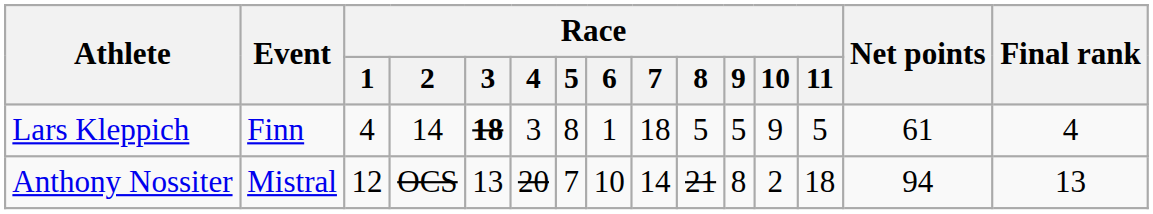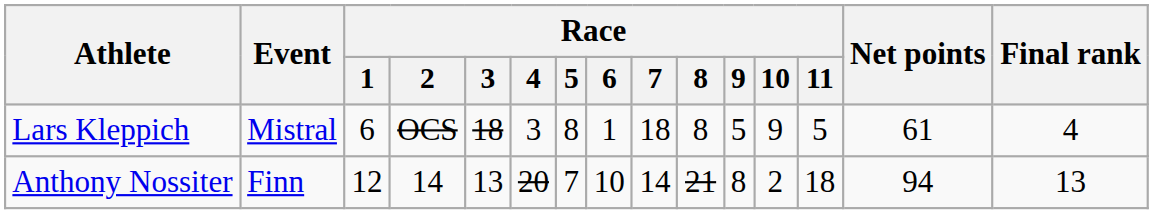(276, 130) Finn -> (292, 130) Mistral
(367, 130) 4 -> (367, 130) 6
(427, 130) 14 -> (427, 130) OCS
(488, 130) bold -> (488, 130) normal
(701, 130) 5 -> (701, 130) 8
(292, 181) Mistral -> (276, 181) Finn
(427, 181) OCS -> (427, 181) 14
